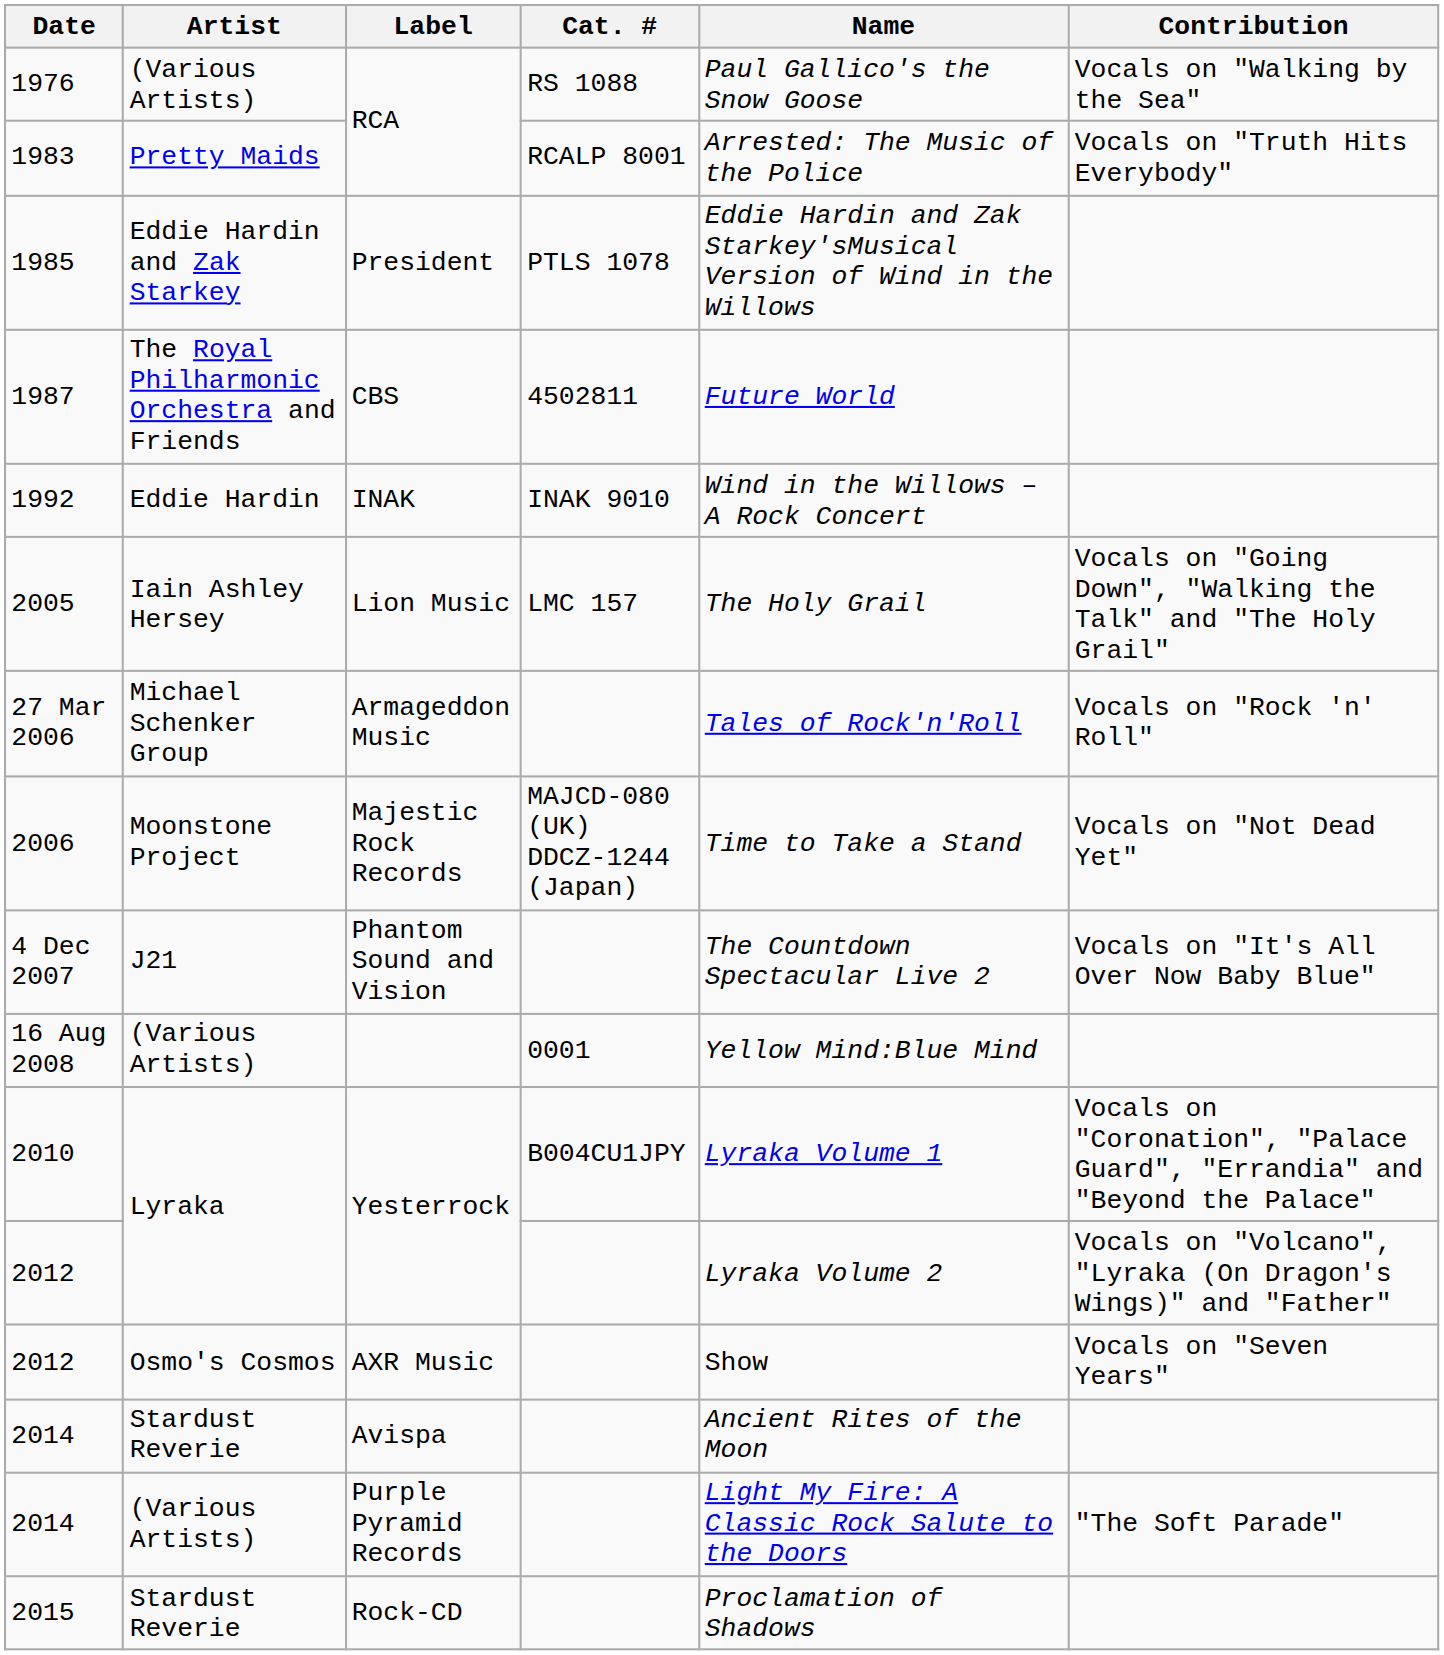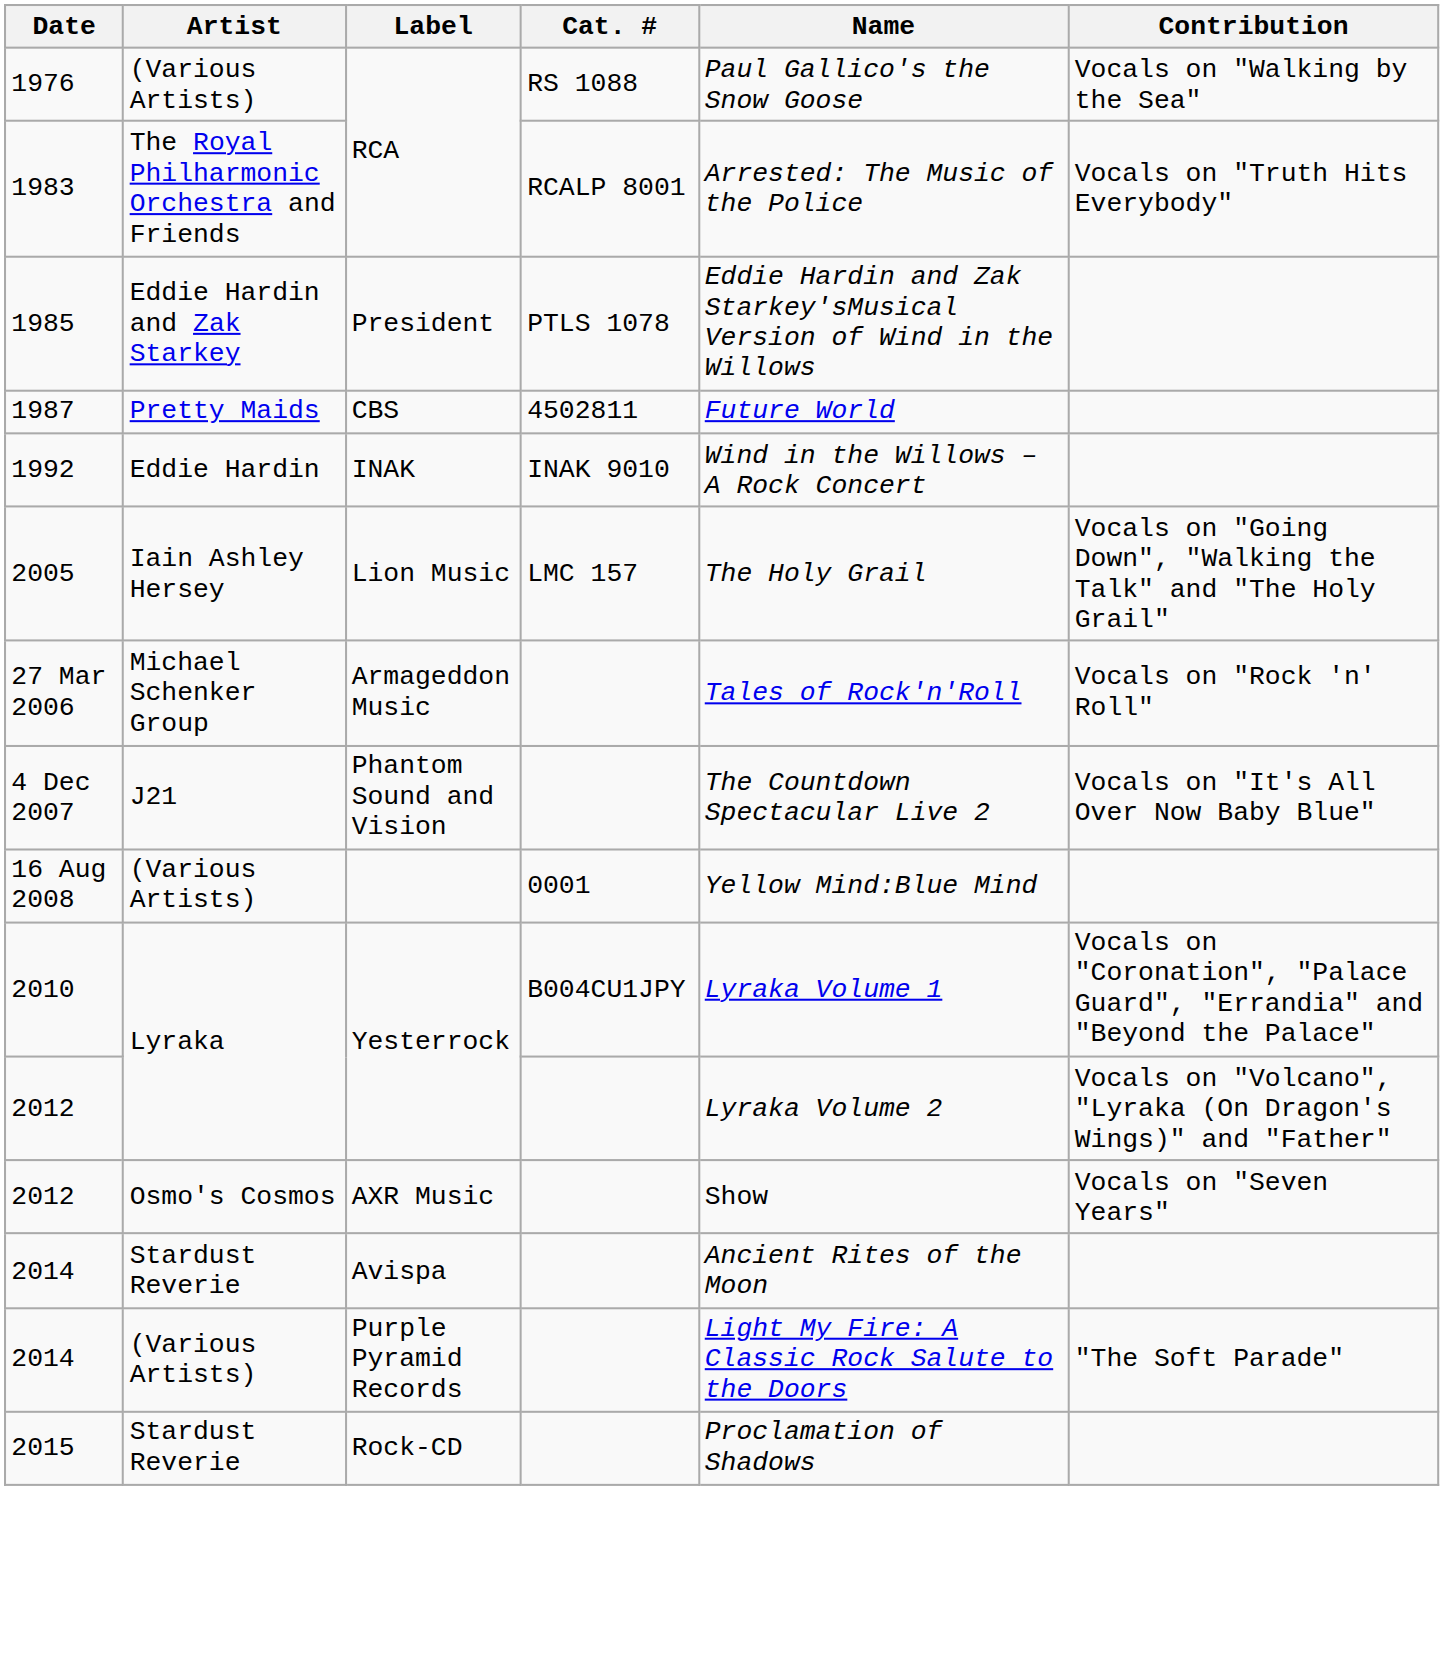(225, 158) Pretty Maids -> (233, 189) The Royal Philharmonic Orchestra and Friends
(233, 396) The Royal Philharmonic Orchestra and Friends -> (225, 412) Pretty Maids
- row: (43, 843)
